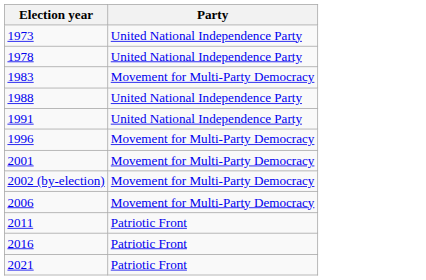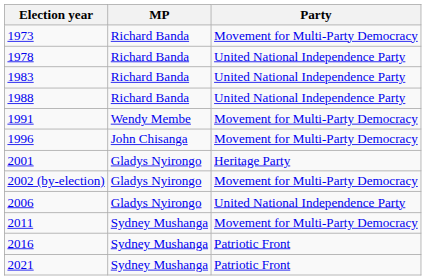+ column: (159, 14)
(206, 35) United National Independence Party -> (316, 35) Movement for Multi-Party Democracy
(213, 77) Movement for Multi-Party Democracy -> (310, 77) United National Independence Party
(206, 118) United National Independence Party -> (316, 118) Movement for Multi-Party Democracy
(213, 160) Movement for Multi-Party Democracy -> (252, 160) Heritage Party
(213, 202) Movement for Multi-Party Democracy -> (310, 202) United National Independence Party
(149, 222) Patriotic Front -> (316, 222) Movement for Multi-Party Democracy
